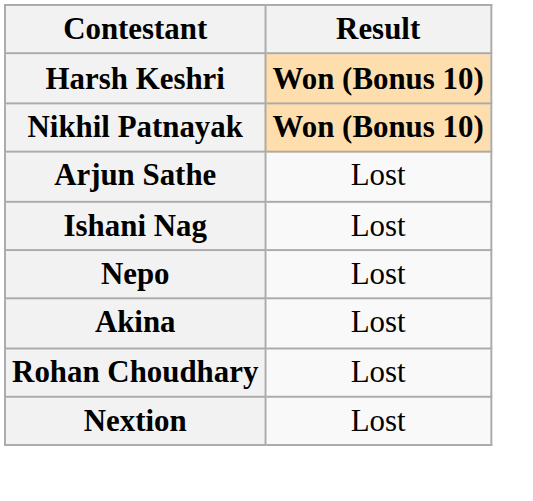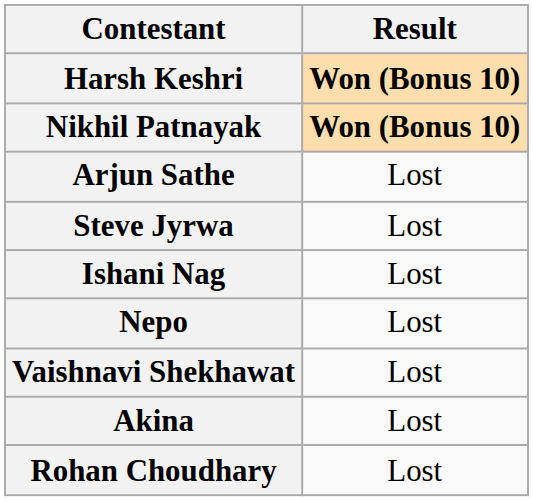+ row: (154, 224)
+ row: (154, 371)
- row: (135, 420)
